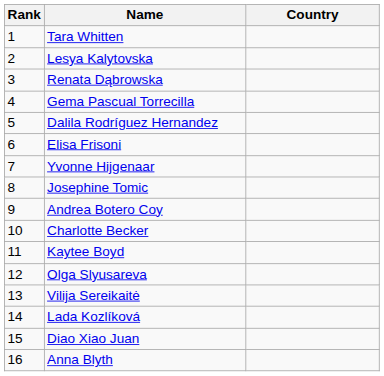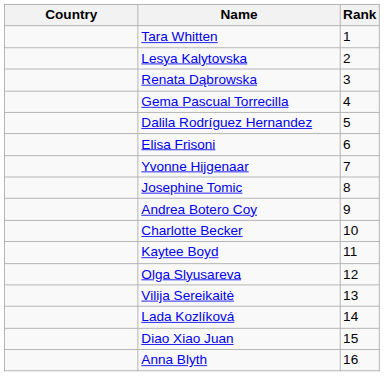columns swapped: (24, 15) <-> (313, 15)
